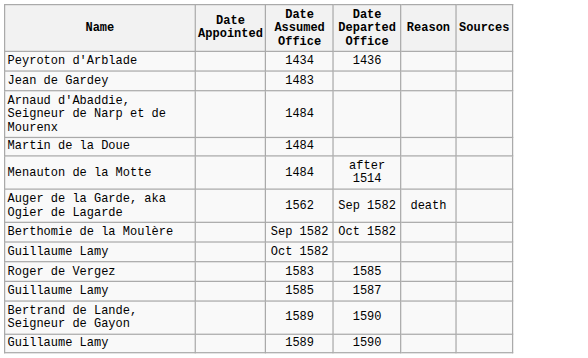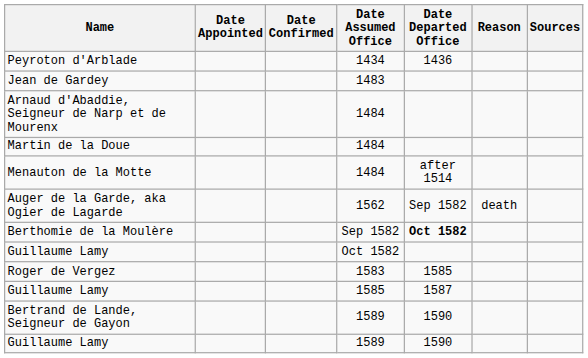+ column: (301, 28)
(367, 232) normal -> (438, 232) bold
